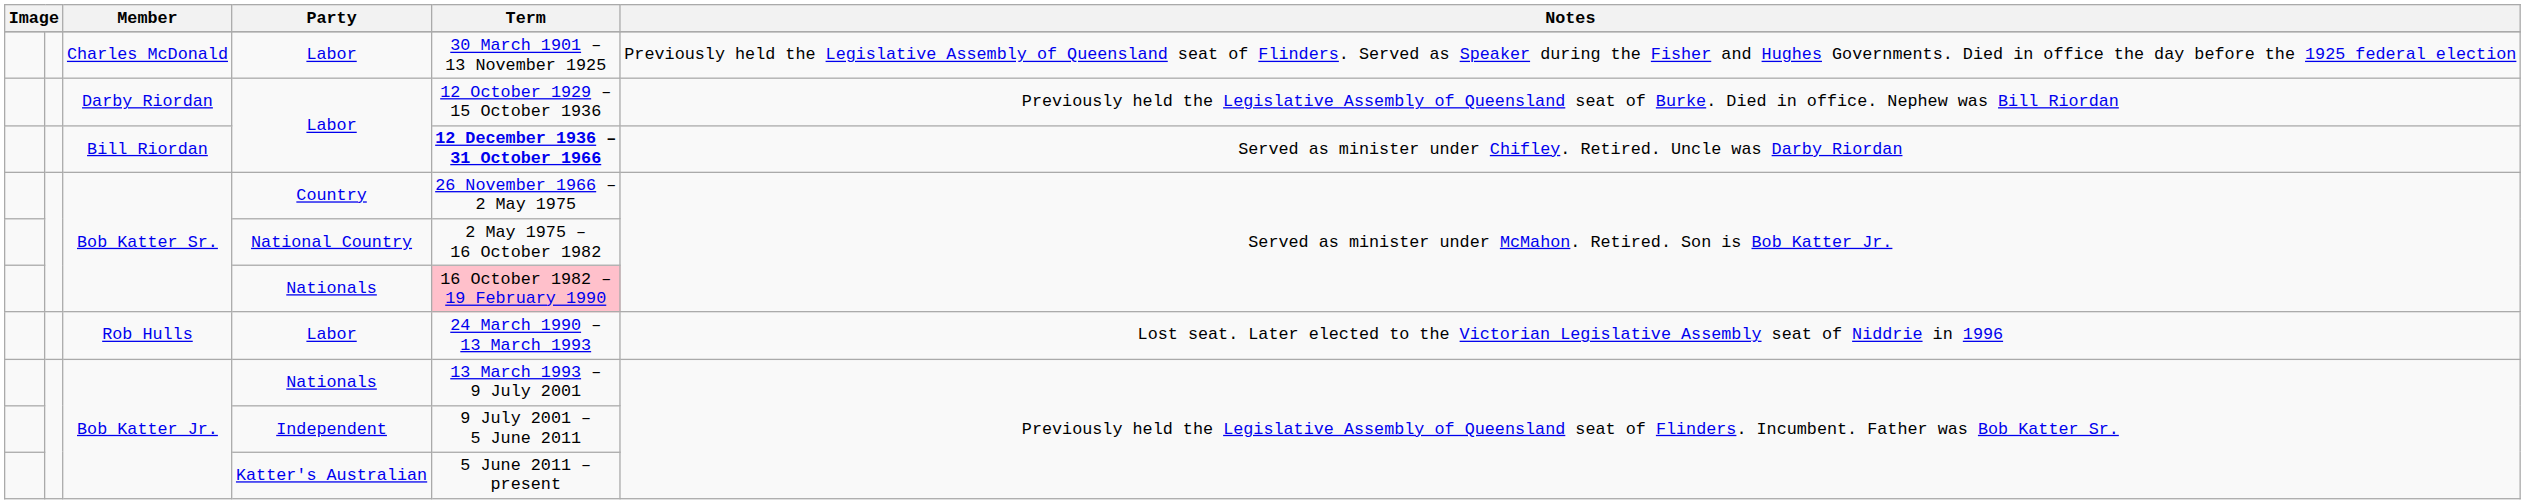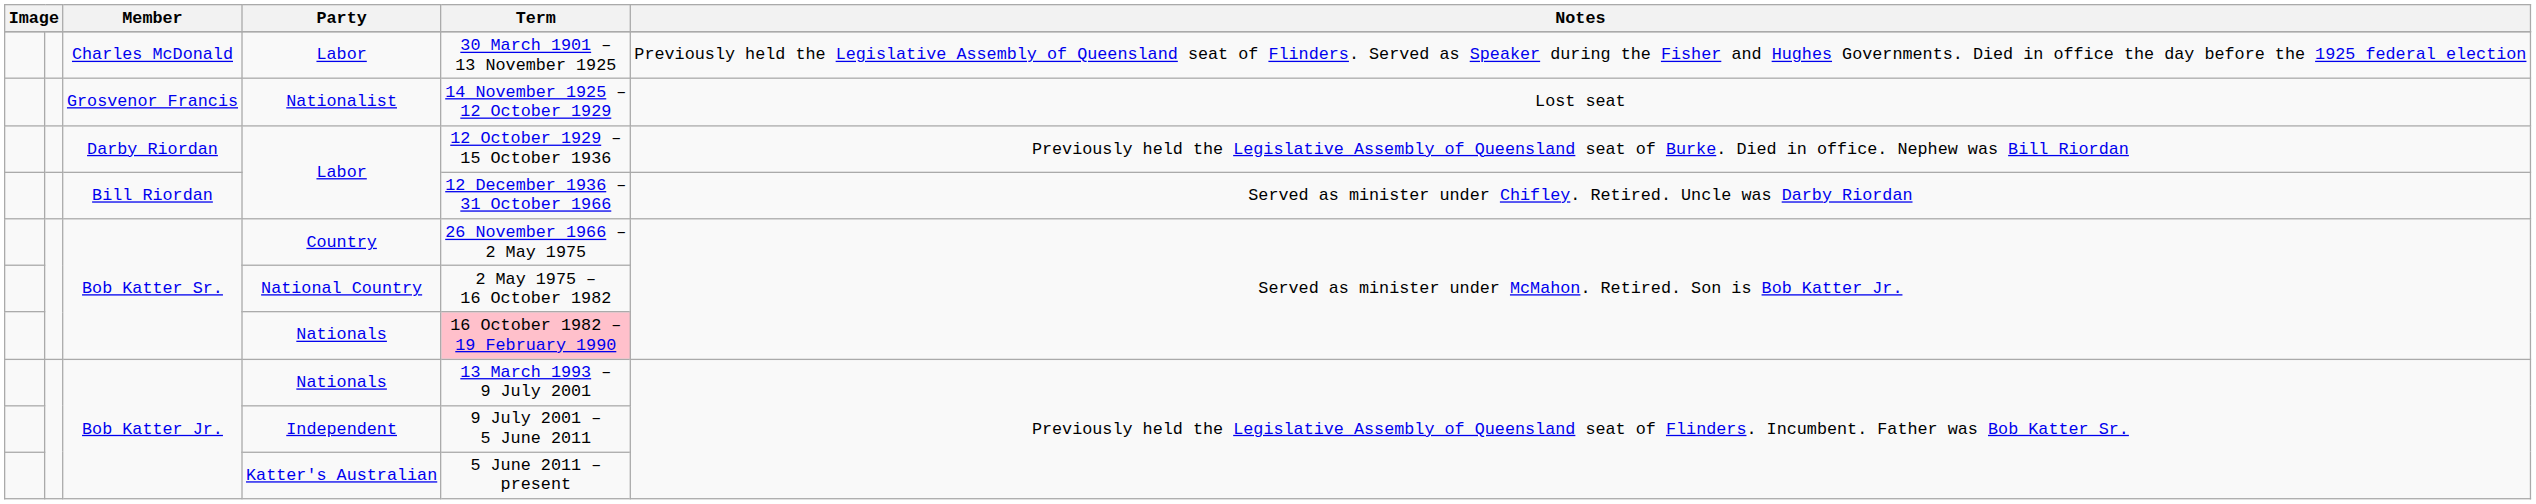+ row: (152, 102)
(526, 149) bold -> (536, 195) normal
- row: (147, 335)
